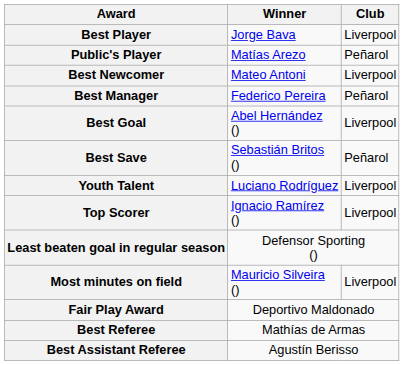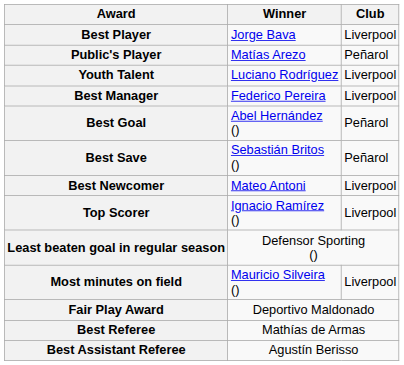rows swapped: (116, 185) <-> (116, 75)
(366, 95) Peñarol -> (370, 95) Liverpool
(370, 123) Liverpool -> (366, 123) Peñarol
